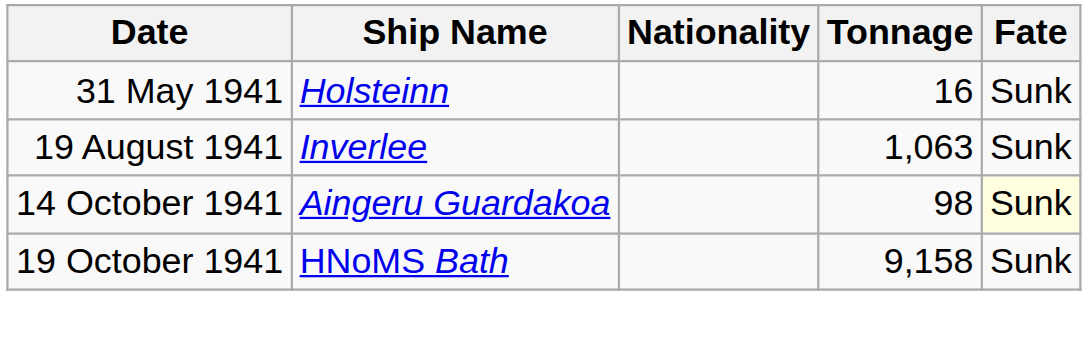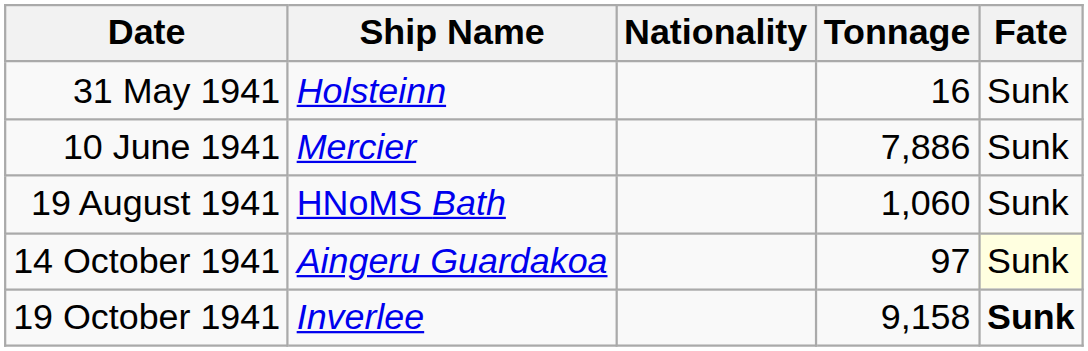+ row: (172, 146)
(363, 146) Inverlee -> (401, 203) HNoMS Bath
(929, 146) 1,063 -> (926, 203) 1,060
(954, 203) 98 -> (951, 260) 97
(404, 260) HNoMS Bath -> (360, 317) Inverlee
(1031, 260) normal -> (1031, 317) bold
